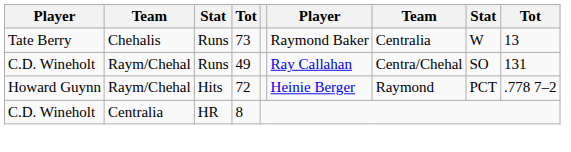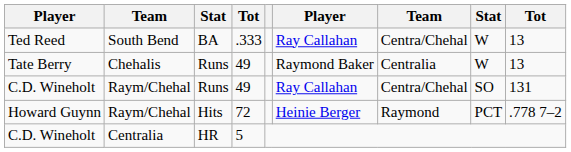+ row: (36, 40)
(243, 40) 73 -> (243, 64) 49
(239, 111) 8 -> (239, 135) 5
